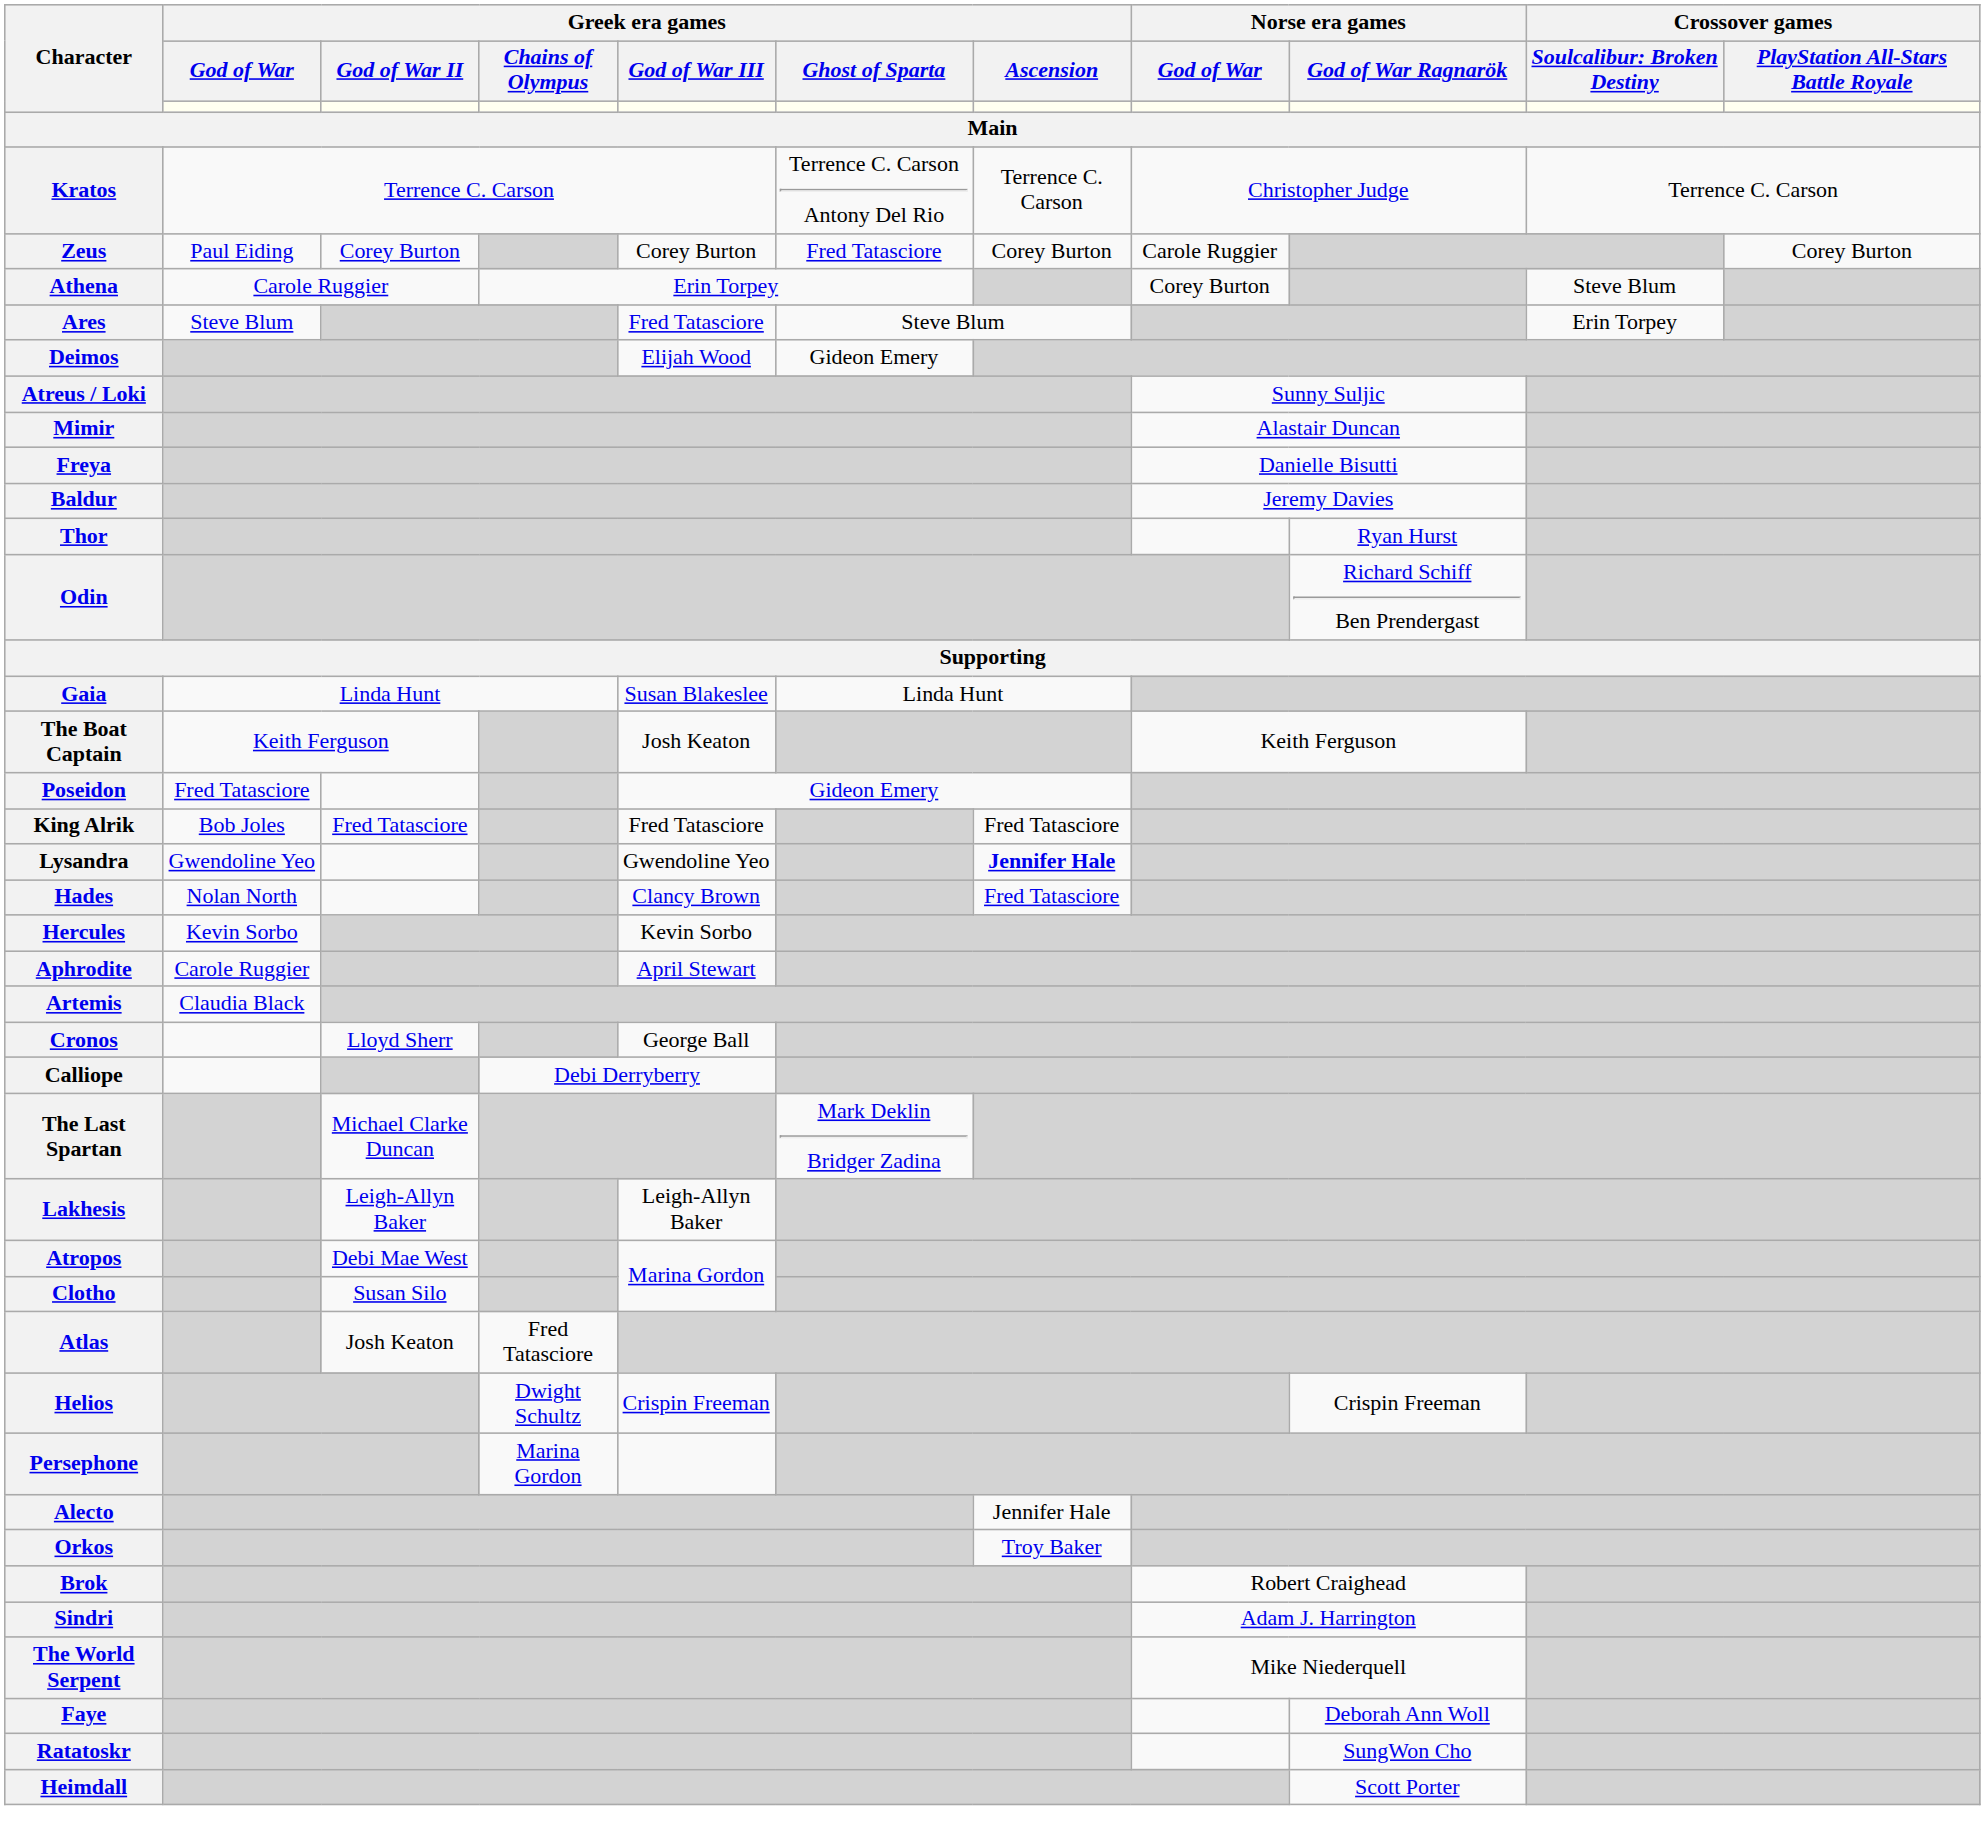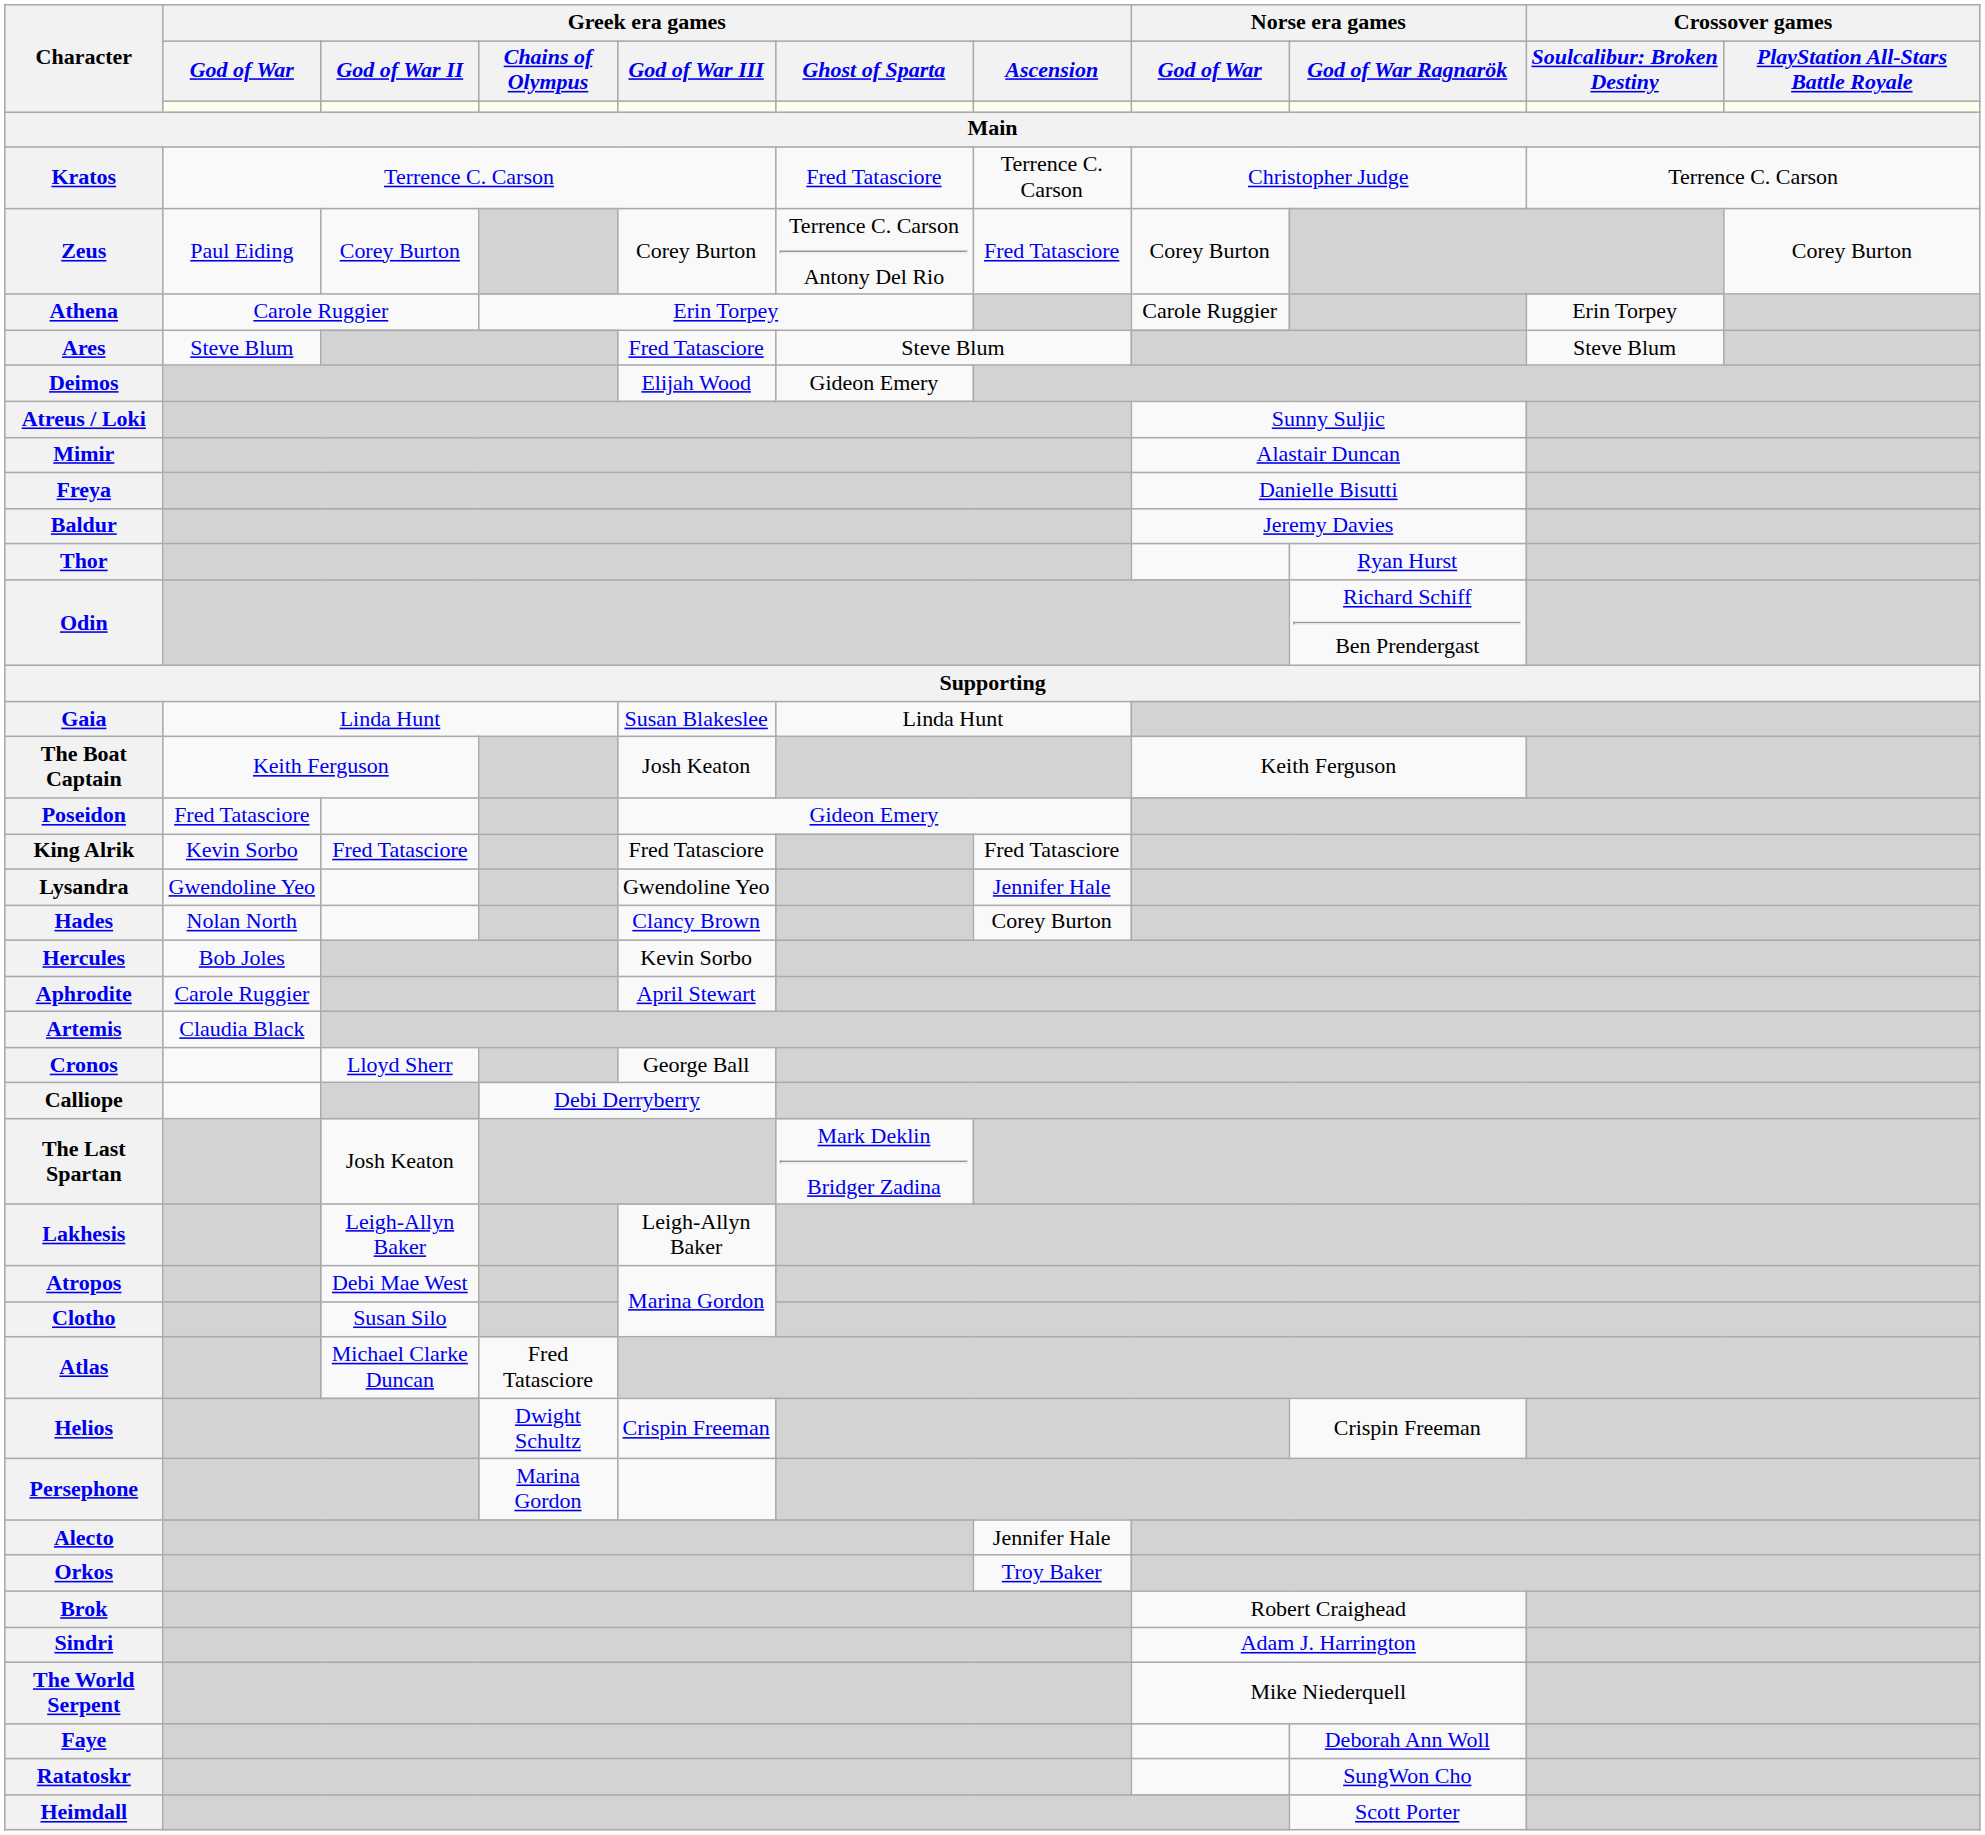(874, 190) Terrence C. Carson Antony Del Rio -> (874, 177) Fred Tatasciore
(874, 250) Fred Tatasciore -> (874, 250) Terrence C. Carson Antony Del Rio
(1052, 250) Corey Burton -> (1052, 250) Fred Tatasciore
(1210, 250) Carole Ruggier -> (1210, 250) Corey Burton
(1210, 286) Corey Burton -> (1210, 311) Carole Ruggier
(1625, 286) Steve Blum -> (1625, 311) Erin Torpey
(1625, 322) Erin Torpey -> (1625, 347) Steve Blum
(242, 825) Bob Joles -> (242, 850) Kevin Sorbo
(1052, 861) bold -> (1052, 886) normal
(1052, 896) Fred Tatasciore -> (1052, 922) Corey Burton
(242, 932) Kevin Sorbo -> (242, 957) Bob Joles
(400, 1136) Michael Clarke Duncan -> (400, 1161) Josh Keaton
(400, 1341) Josh Keaton -> (400, 1367) Michael Clarke Duncan
